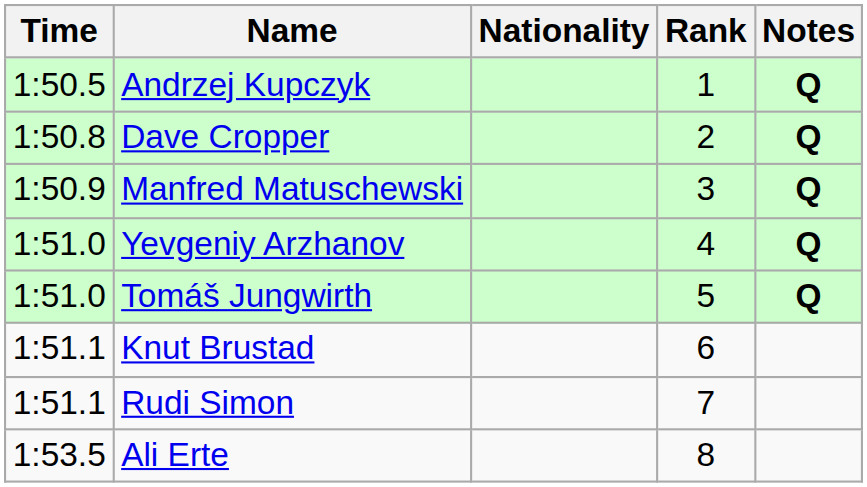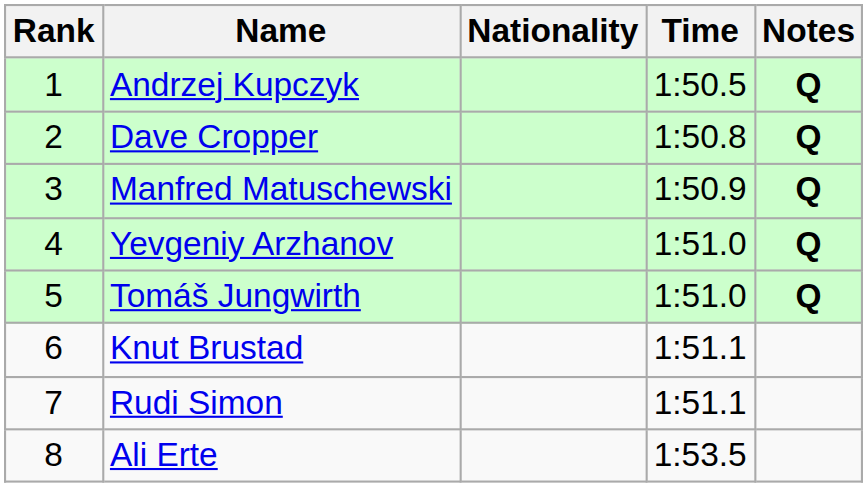columns swapped: (706, 31) <-> (59, 31)
